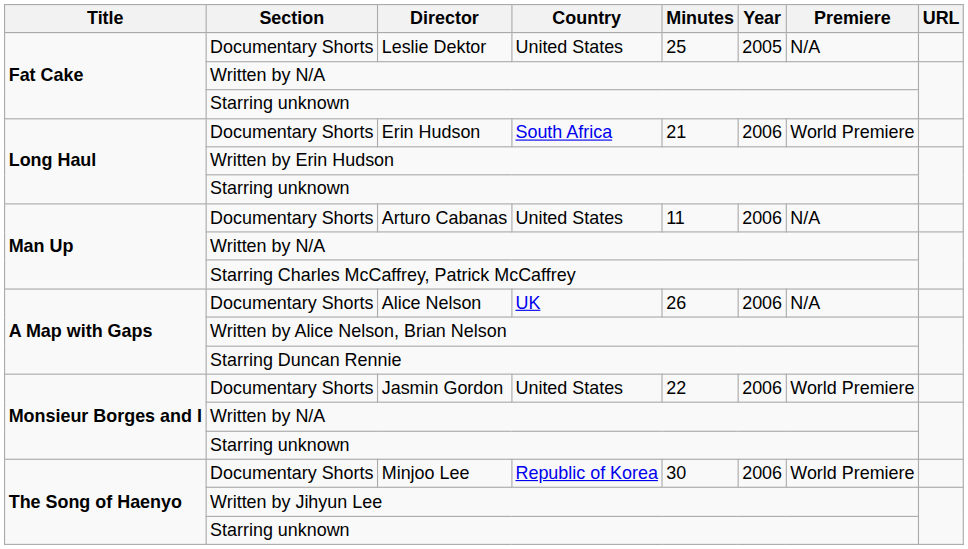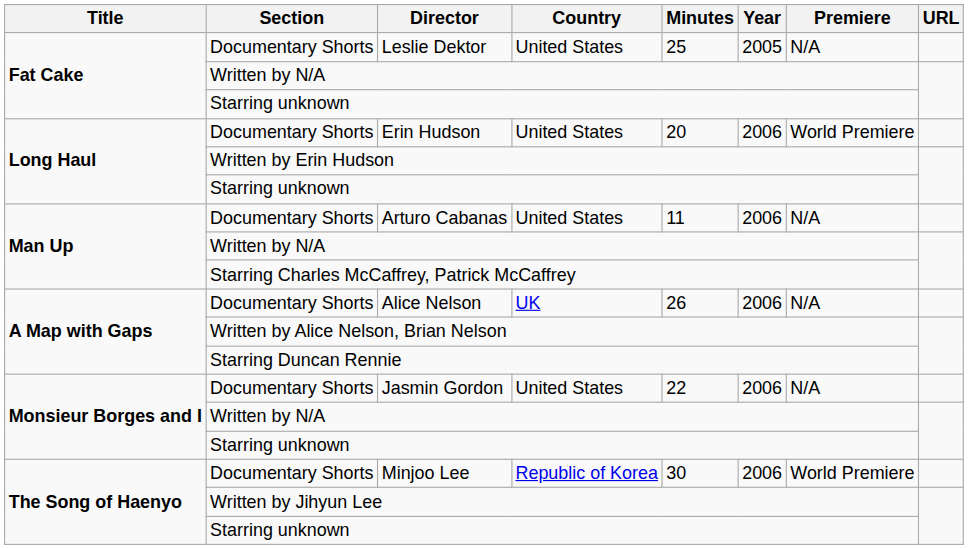(564, 132) South Africa -> (569, 132) United States
(676, 132) 21 -> (676, 132) 20
(852, 388) World Premiere -> (805, 388) N/A
